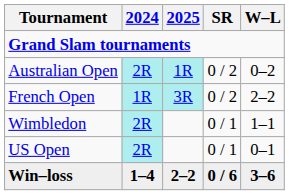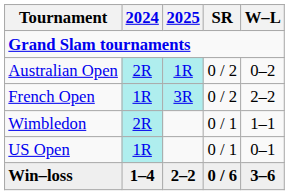(142, 149) 2R -> (142, 149) 1R
